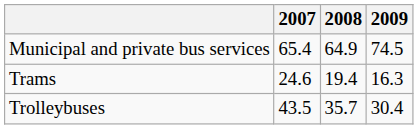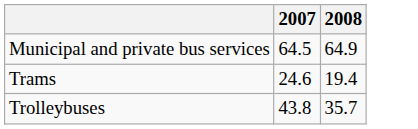- column: (389, 19)
(295, 49) 65.4 -> (295, 49) 64.5
(295, 108) 43.5 -> (295, 108) 43.8
